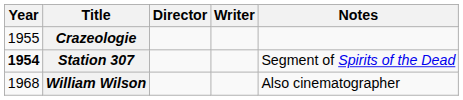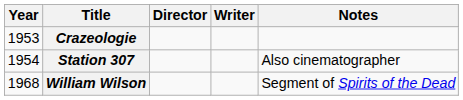(24, 38) 1955 -> (24, 38) 1953
(24, 60) bold -> (24, 60) normal
(358, 60) Segment of Spirits of the Dead -> (331, 60) Also cinematographer
(331, 83) Also cinematographer -> (358, 83) Segment of Spirits of the Dead
